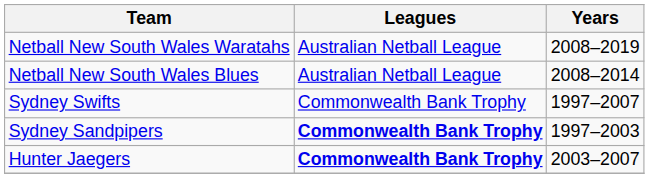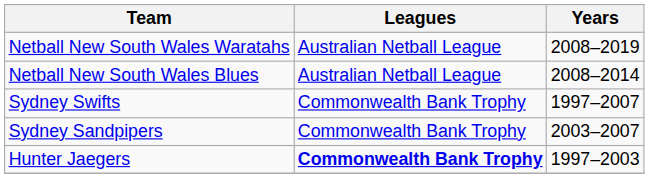(420, 131) bold -> (412, 131) normal
(595, 131) 1997–2003 -> (595, 131) 2003–2007
(595, 159) 2003–2007 -> (595, 159) 1997–2003
